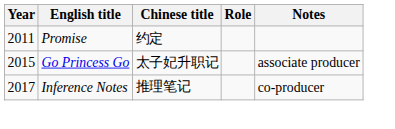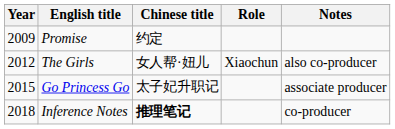(21, 38) 2011 -> (21, 38) 2009
+ row: (68, 62)
(21, 87) 2017 -> (21, 111) 2018
(163, 86) normal -> (163, 111) bold
